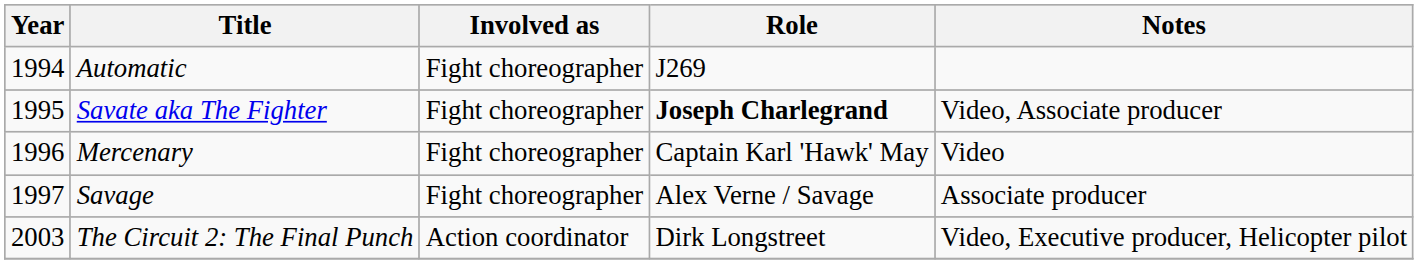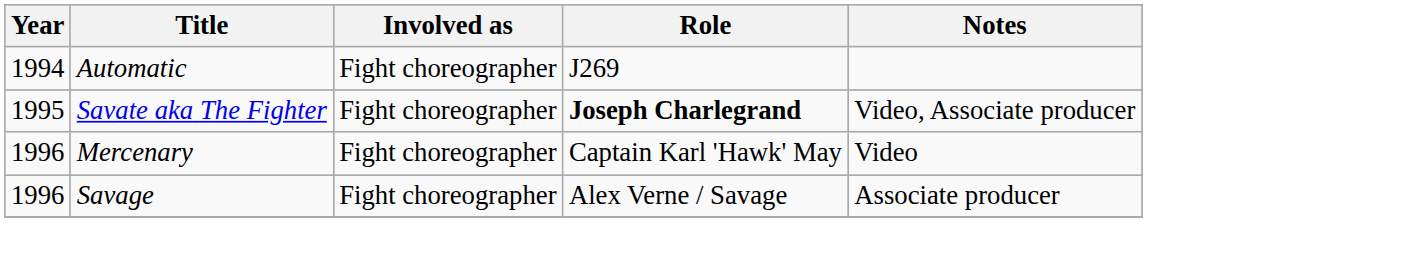(38, 195) 1997 -> (38, 195) 1996
- row: (245, 237)
